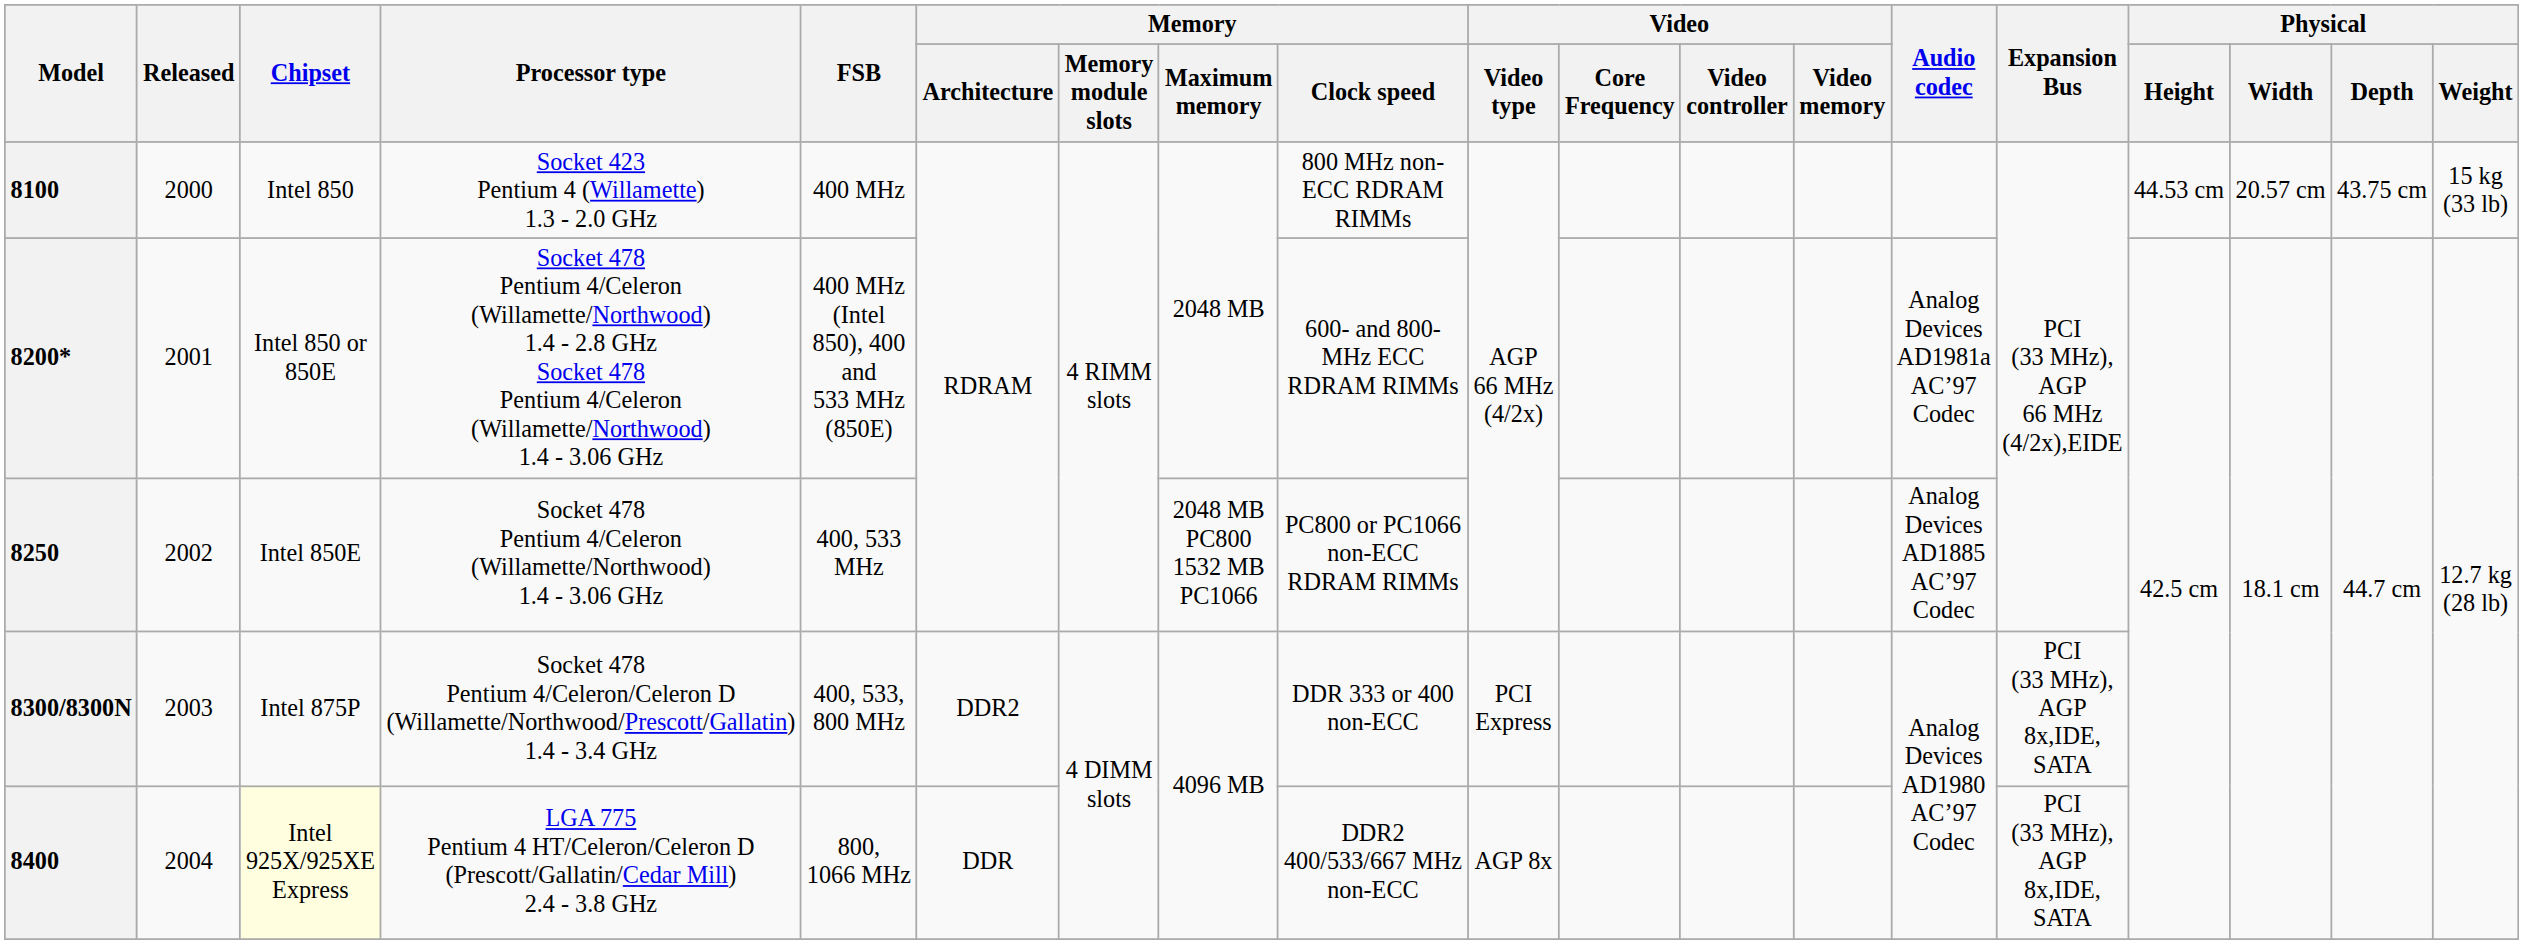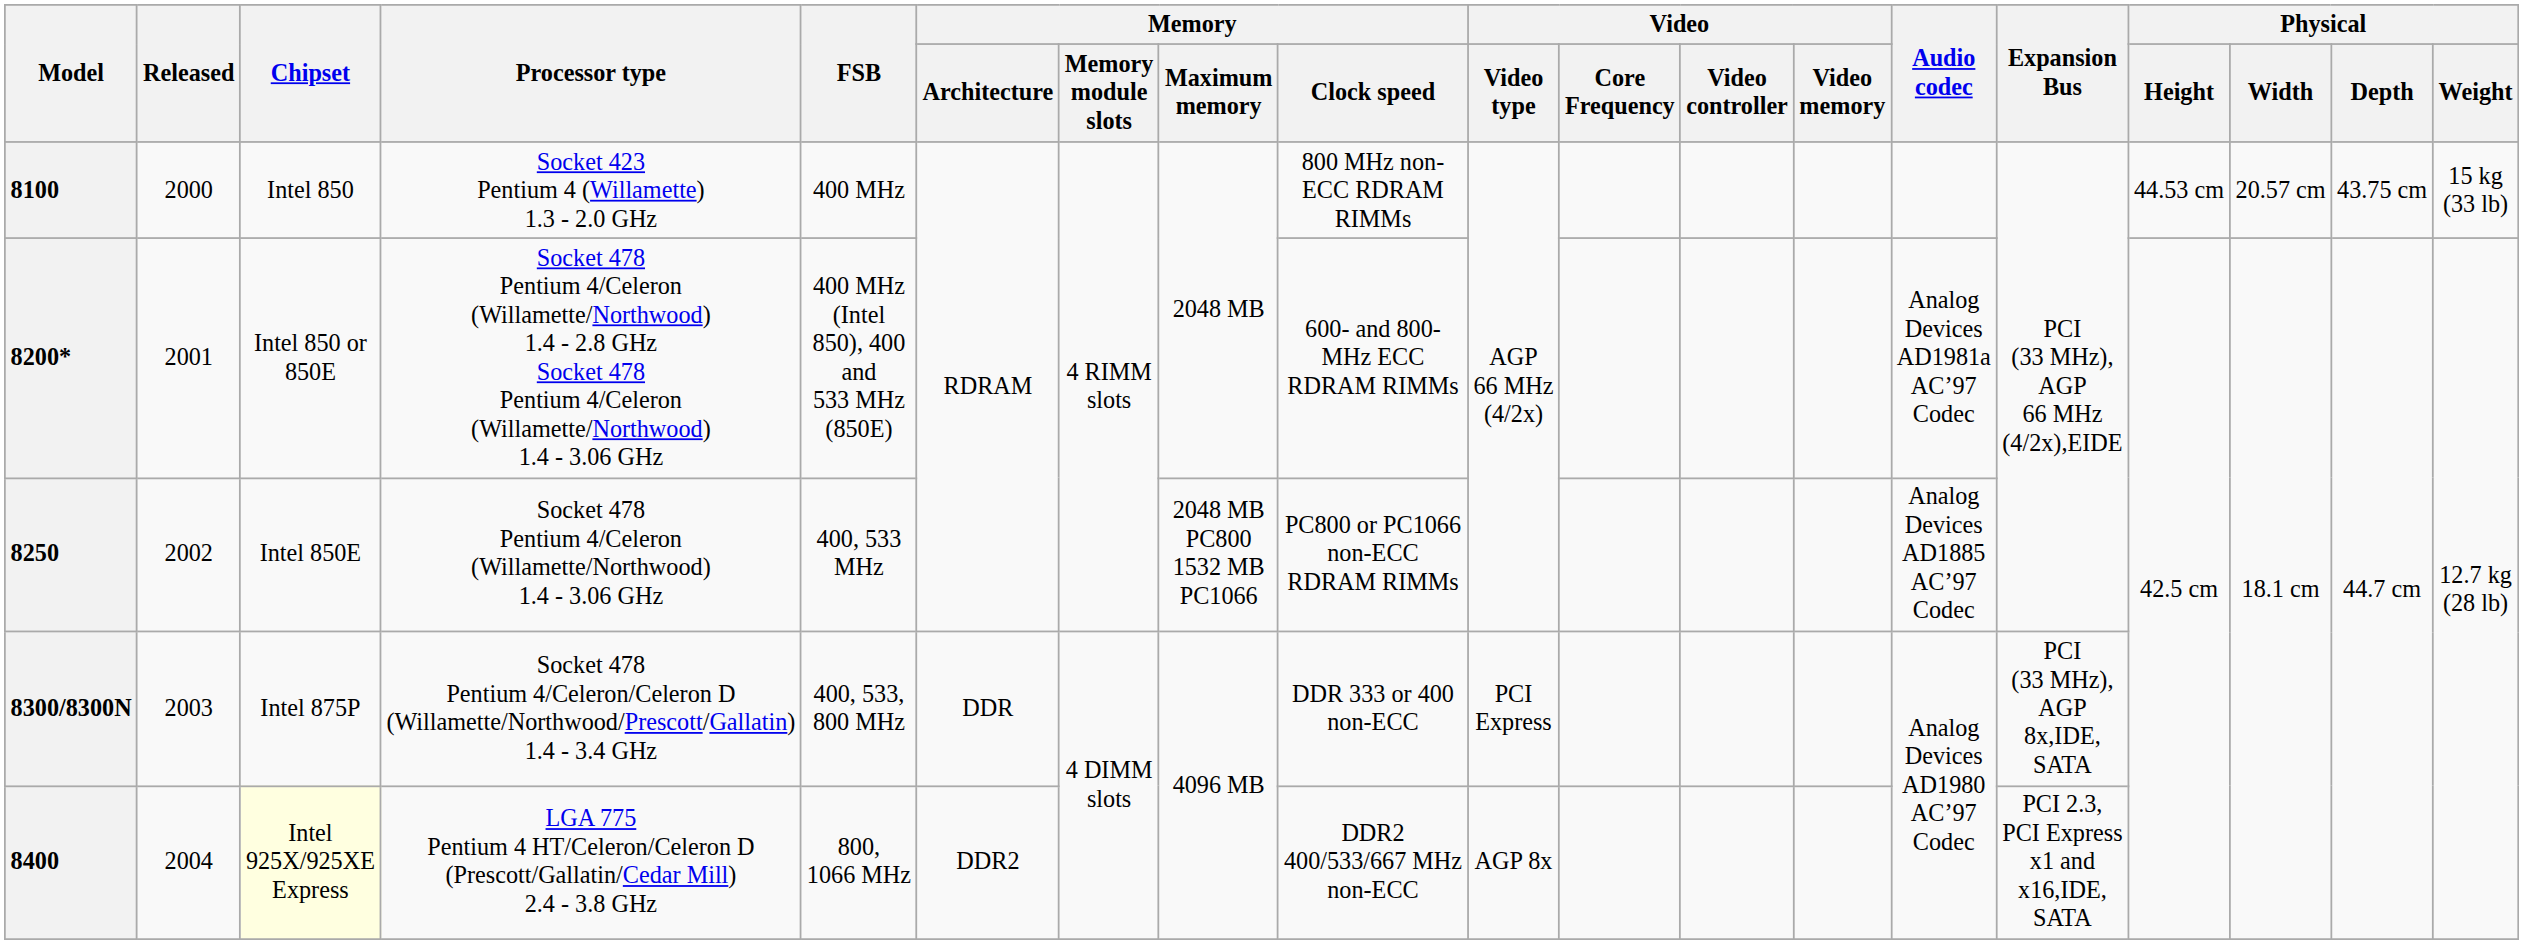(988, 707) DDR2 -> (988, 707) DDR
(988, 861) DDR -> (988, 861) DDR2
(2062, 861) PCI (33 MHz), AGP 8x,IDE, SATA -> (2062, 861) PCI 2.3, PCI Express x1 and x16,IDE, SATA
